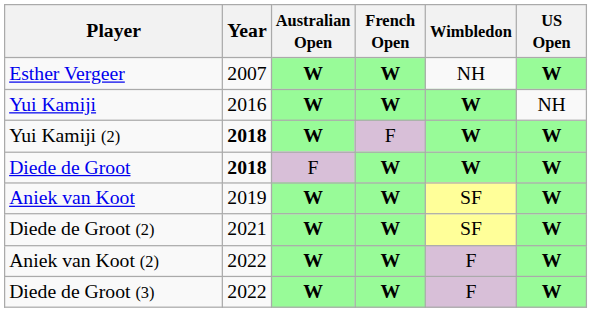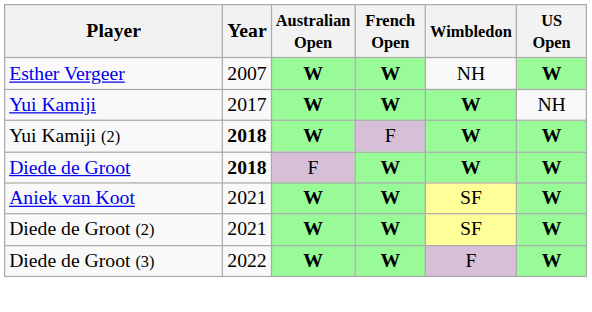(247, 104) 2016 -> (247, 104) 2017
(247, 198) 2019 -> (247, 198) 2021
- row: (84, 260)
